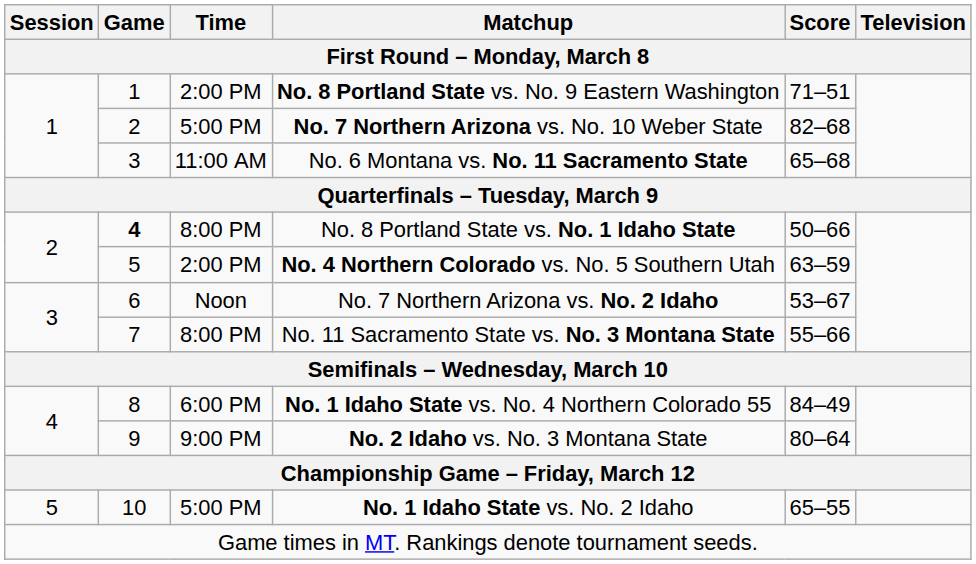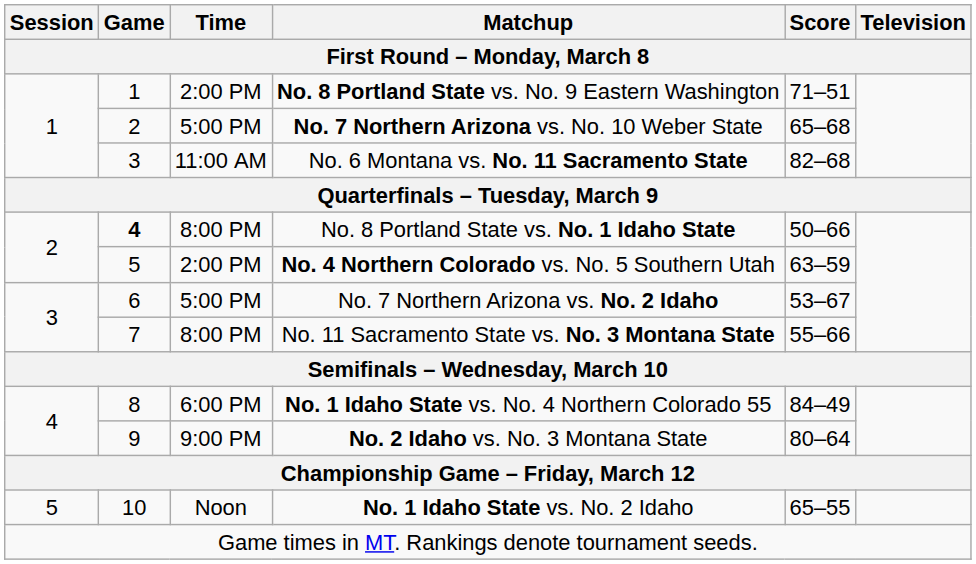(820, 126) 82–68 -> (820, 126) 65–68
(820, 161) 65–68 -> (820, 161) 82–68
(221, 299) Noon -> (221, 299) 5:00 PM
(221, 507) 5:00 PM -> (221, 507) Noon
